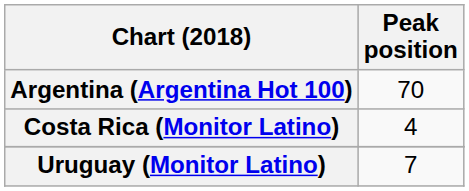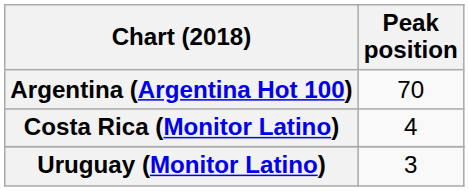(411, 165) 7 -> (411, 165) 3
